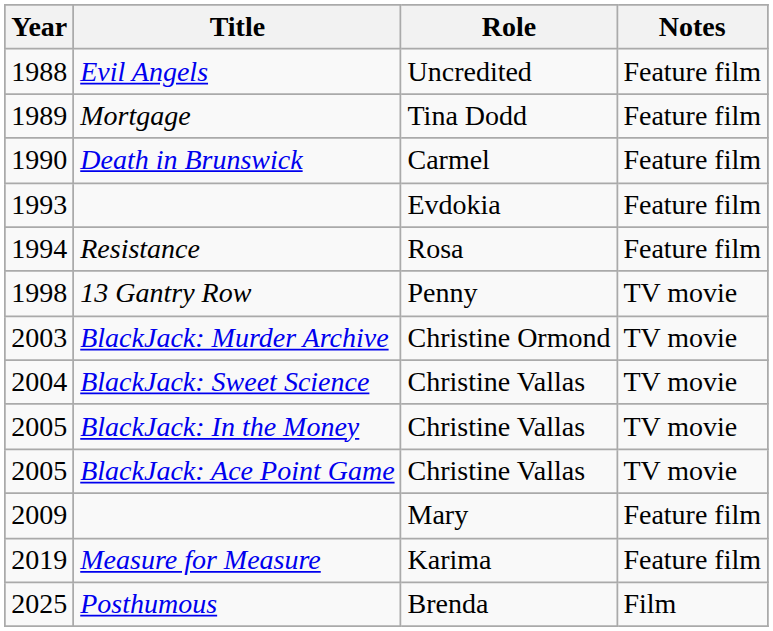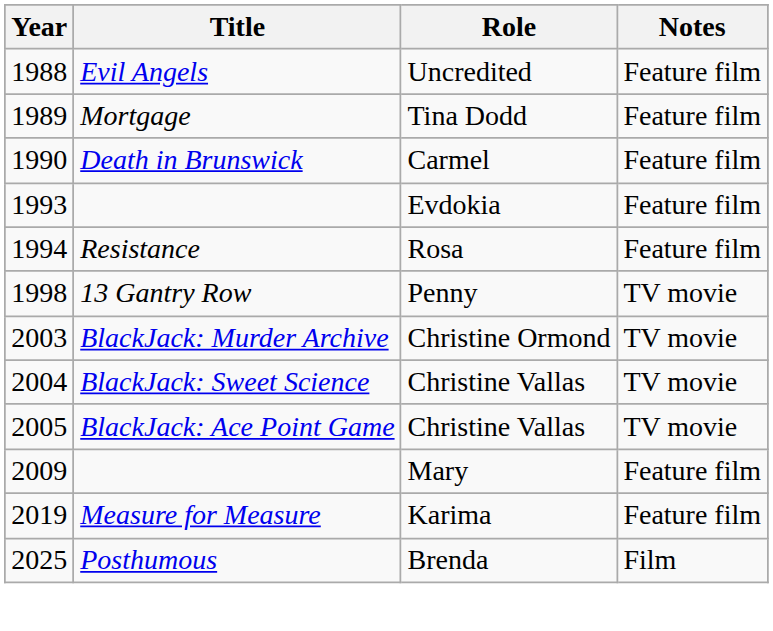- row: (39, 426)
